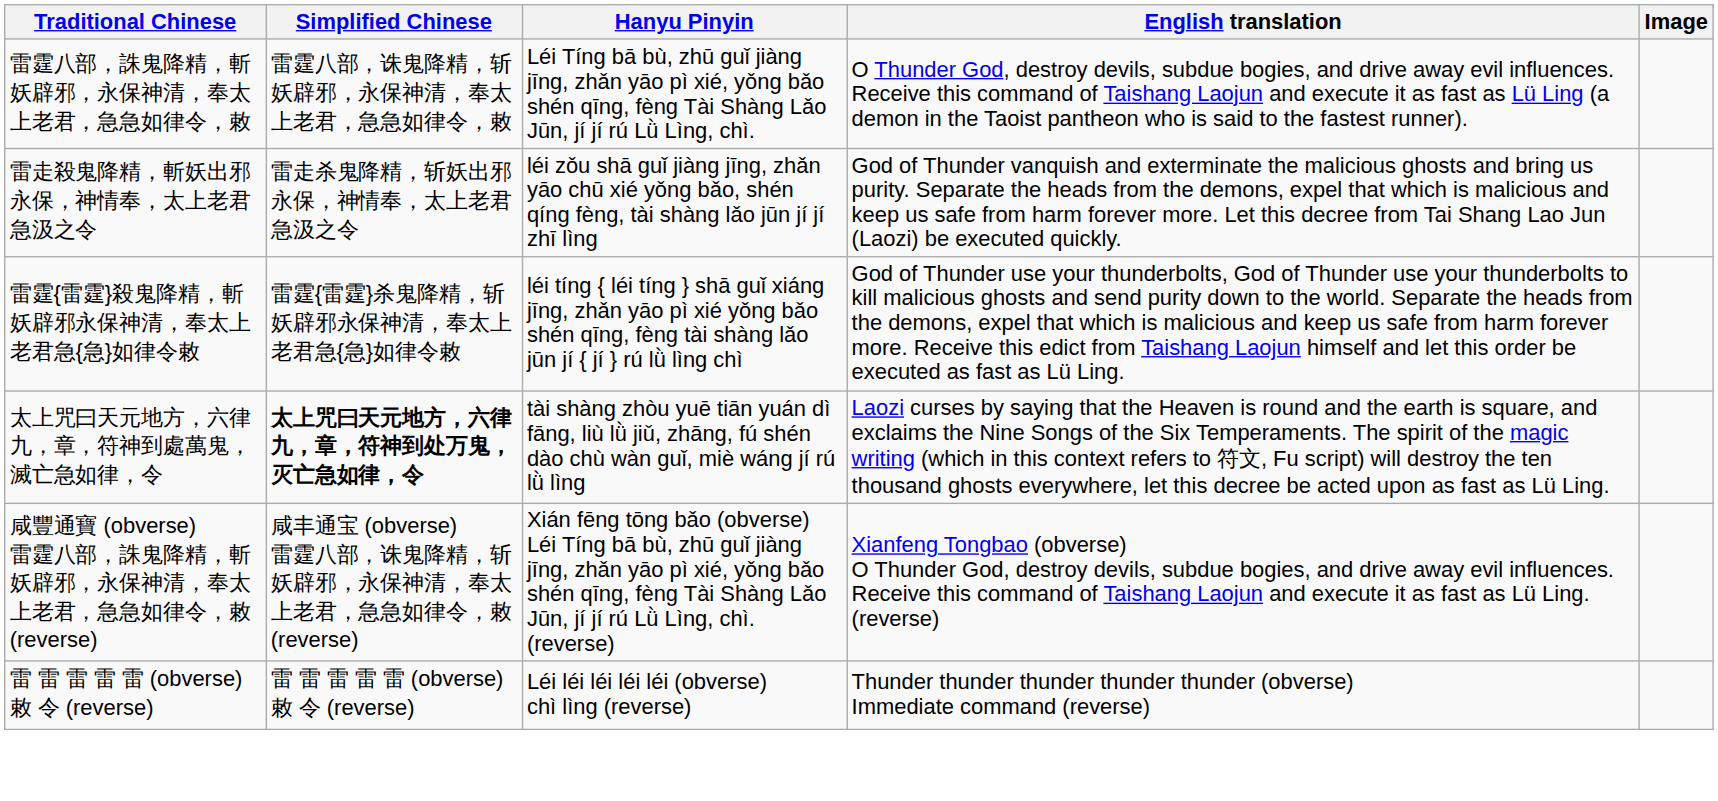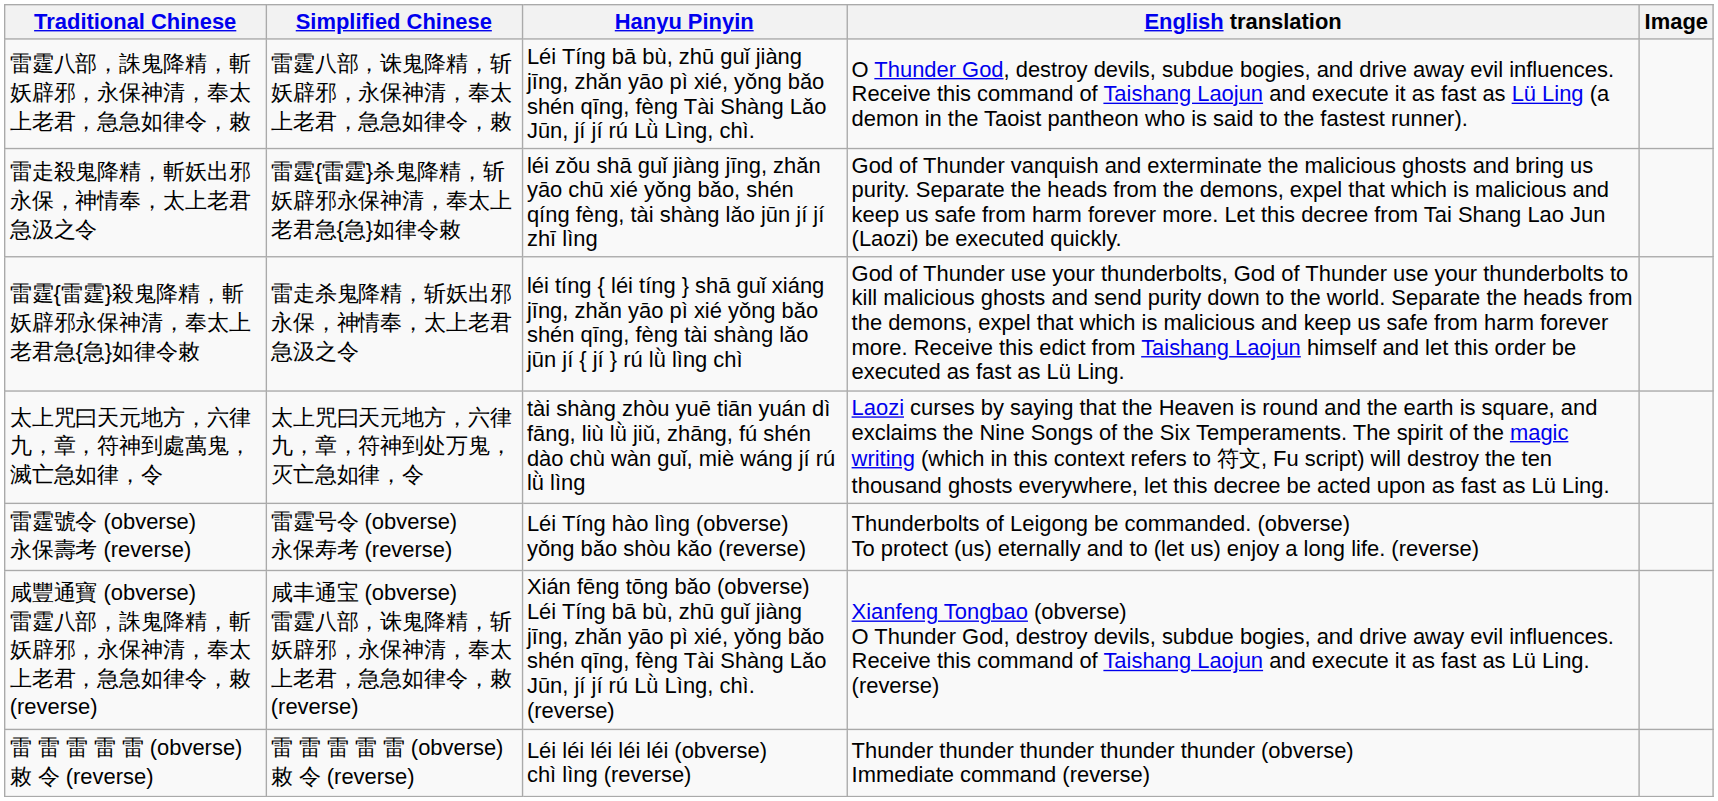(391, 201) 雷走杀鬼降精，斩妖出邪永保，神情奉，太上老君急汲之令 -> (391, 201) 雷霆{雷霆}杀鬼降精，斩妖辟邪永保神清，奉太上老君急{急}如律令敕
(391, 322) 雷霆{雷霆}杀鬼降精，斩妖辟邪永保神清，奉太上老君急{急}如律令敕 -> (391, 322) 雷走杀鬼降精，斩妖出邪永保，神情奉，太上老君急汲之令
(391, 445) bold -> (391, 445) normal
+ row: (103, 536)
